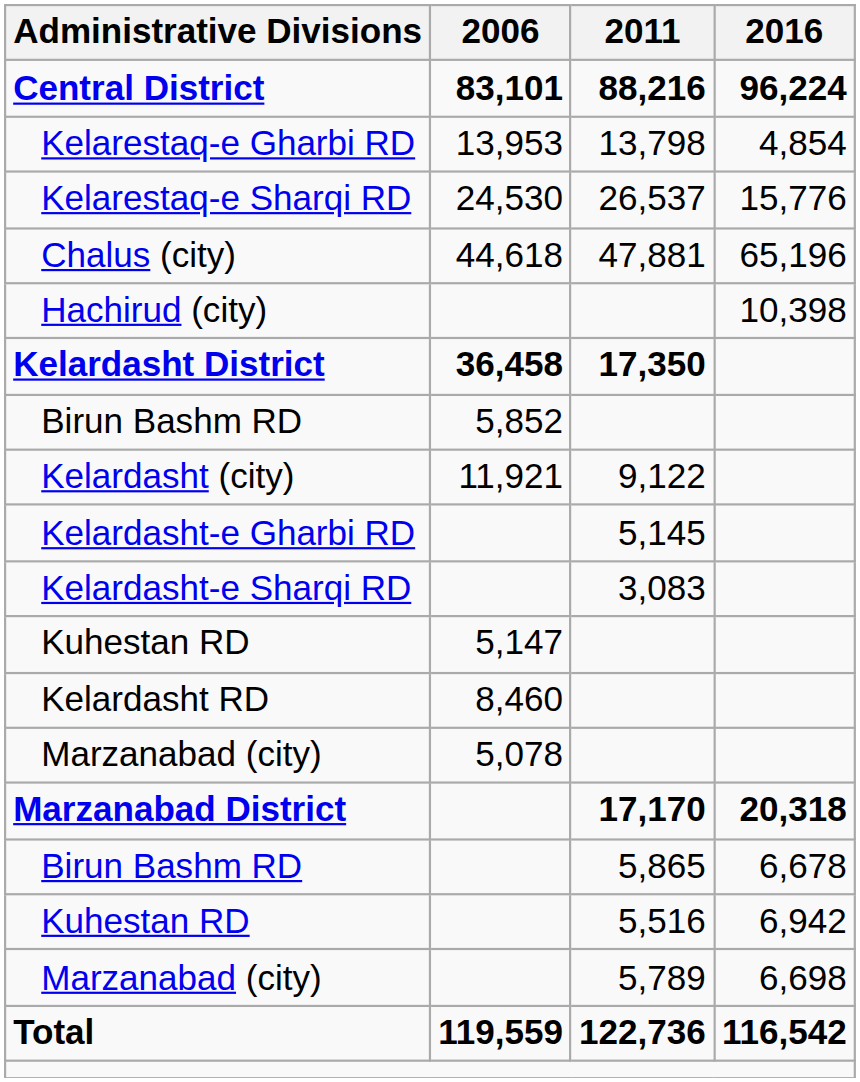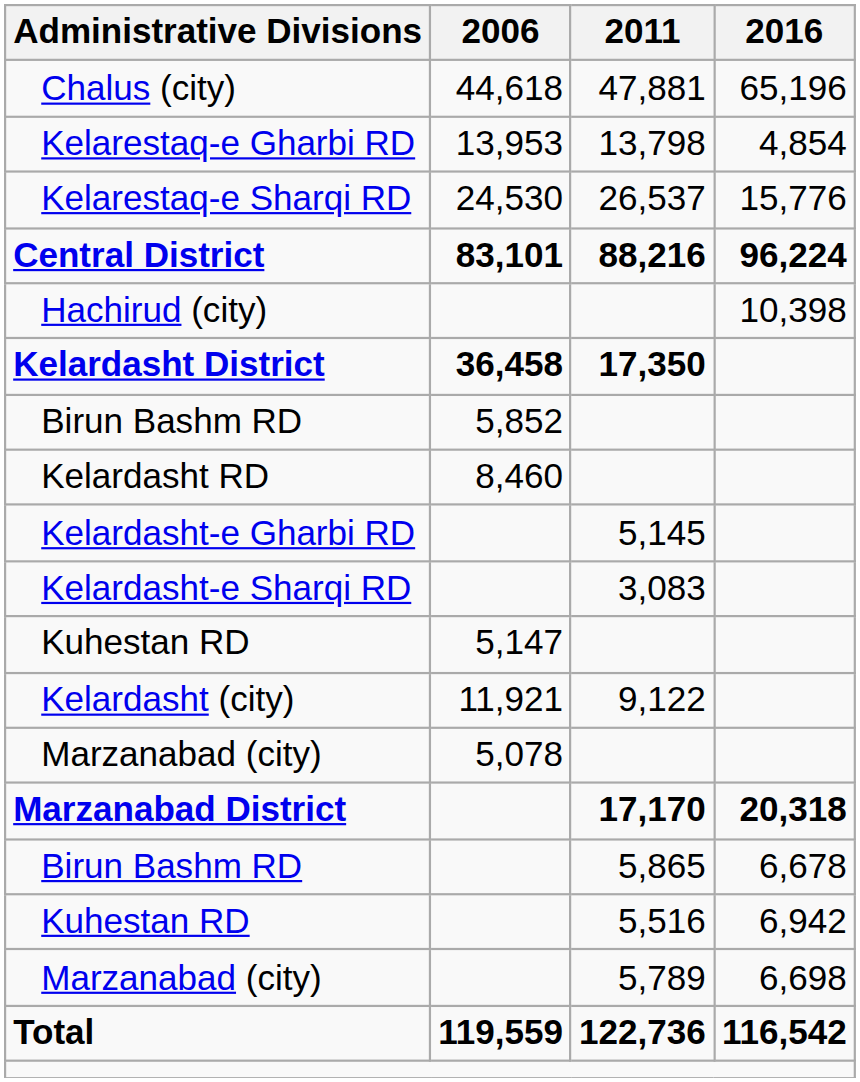rows swapped: (139, 87) <-> (139, 254)
rows swapped: (155, 699) <-> (168, 476)
